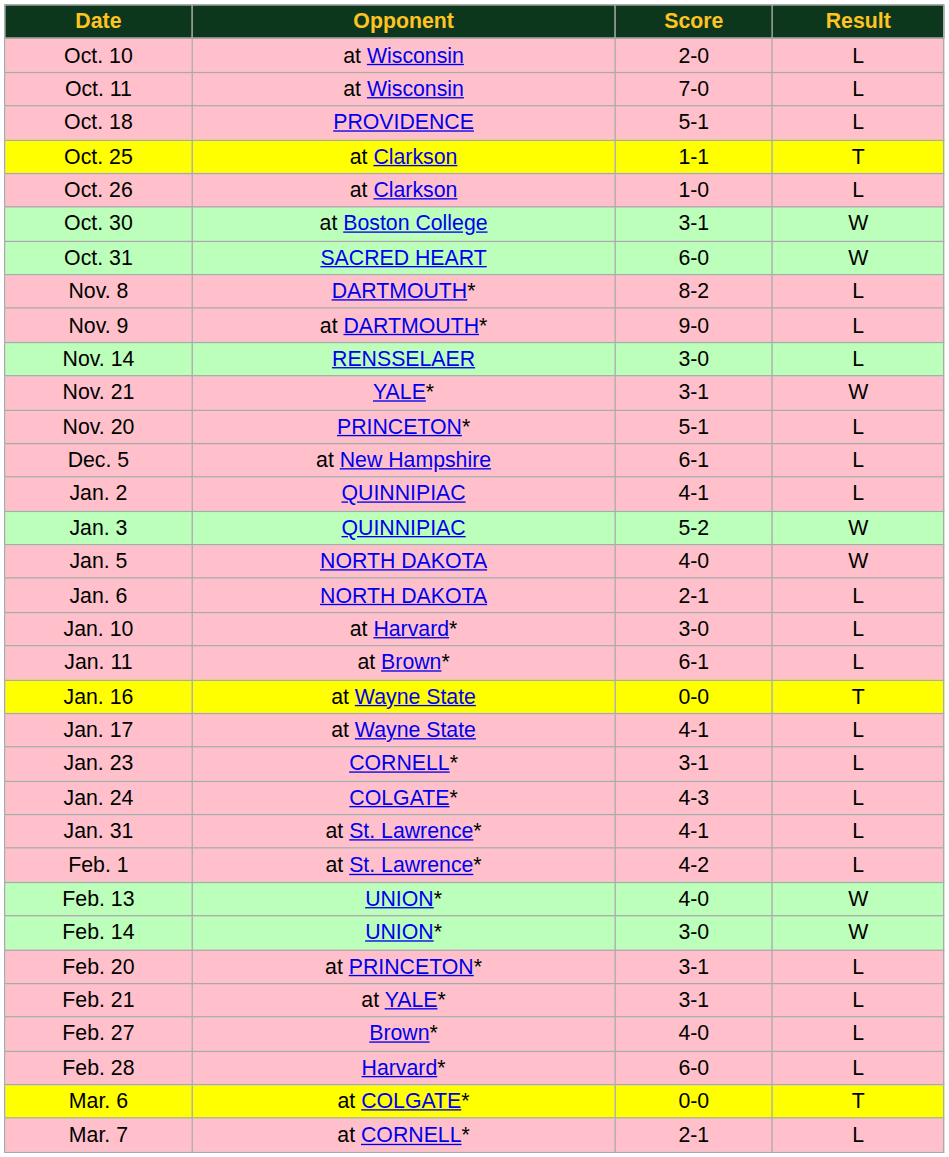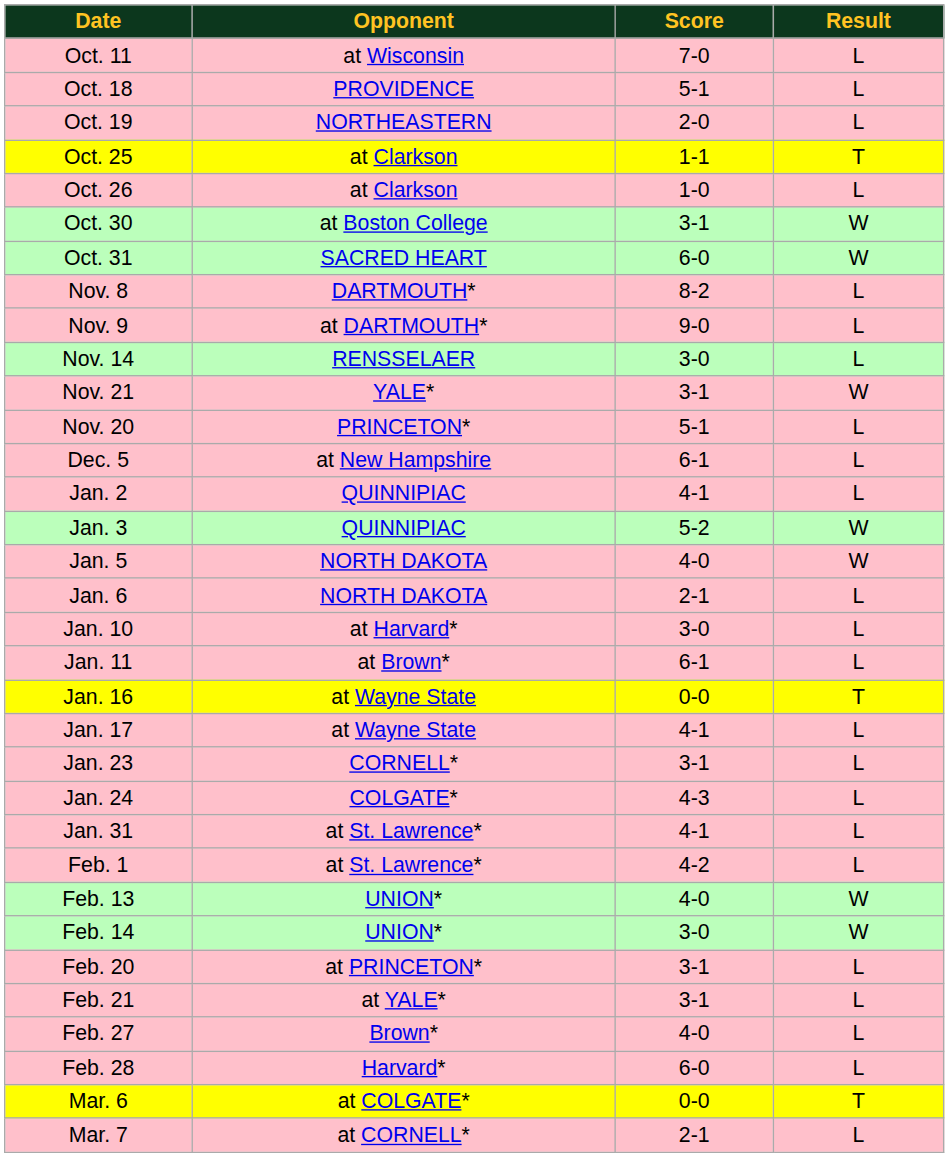- row: (98, 55)
+ row: (98, 122)
